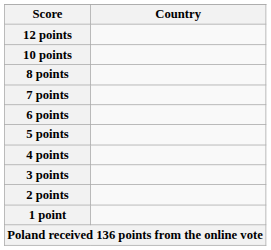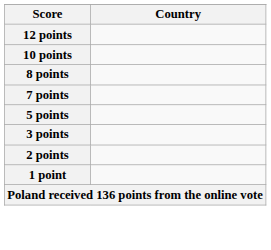- row: (48, 114)
- row: (48, 154)
